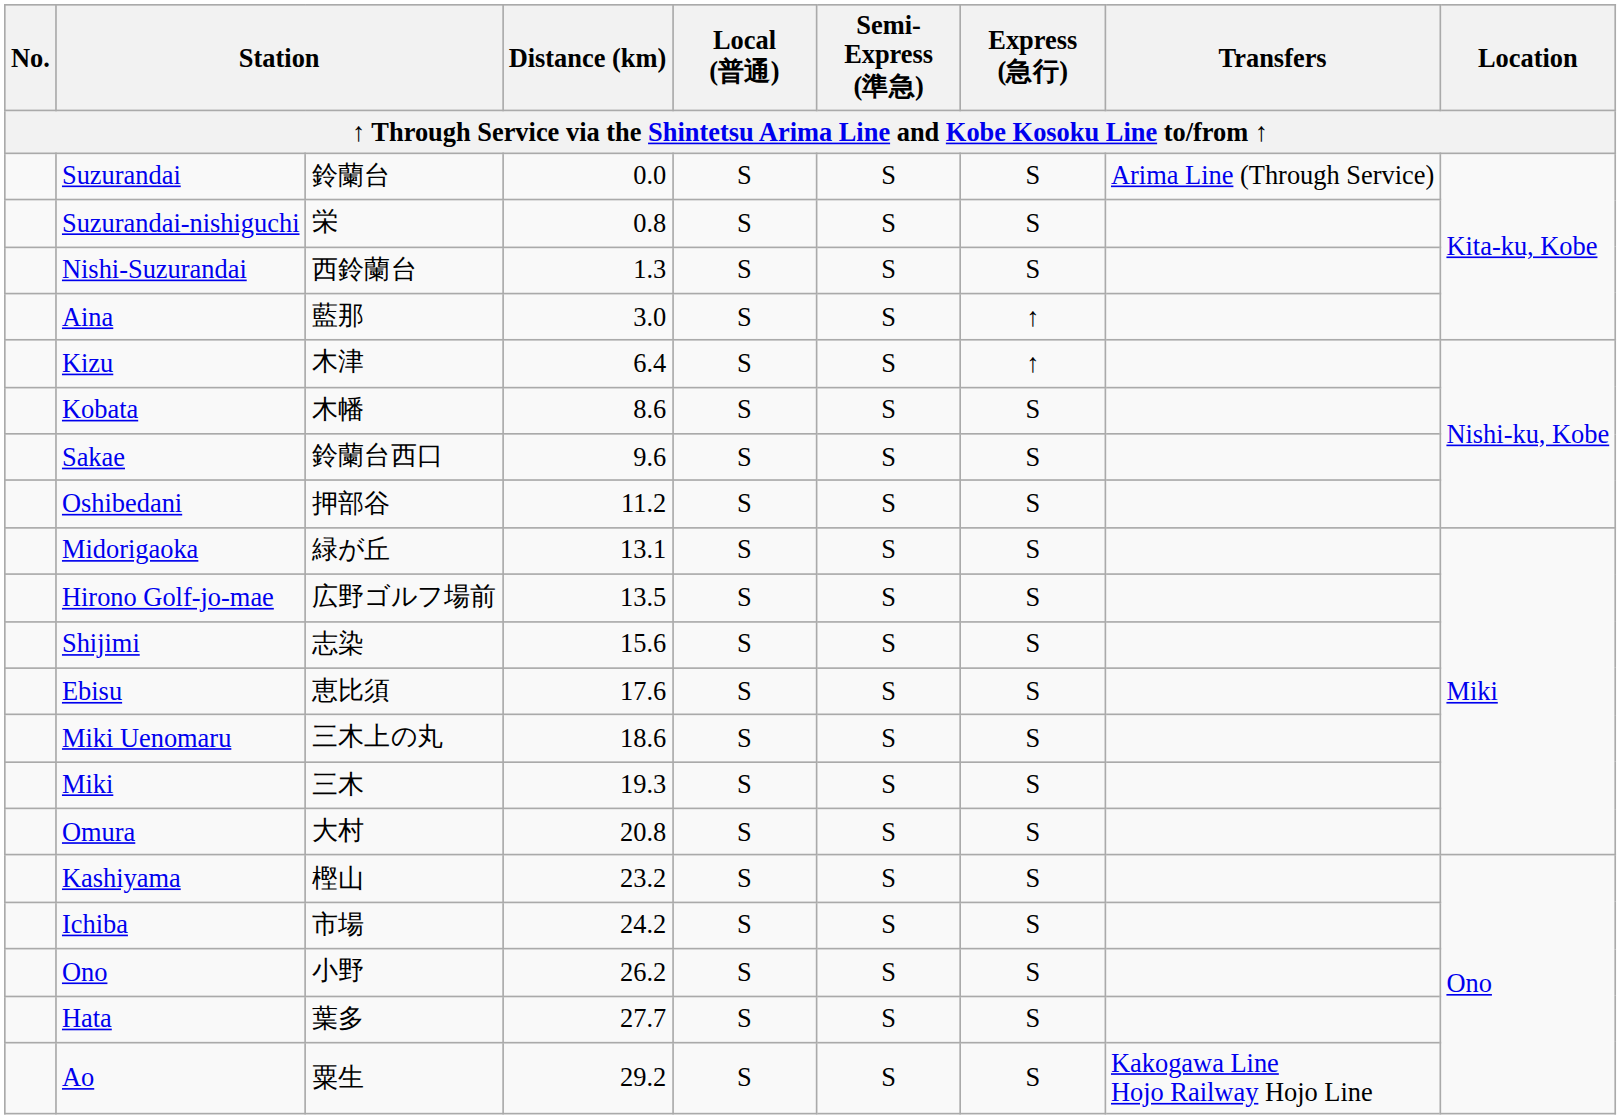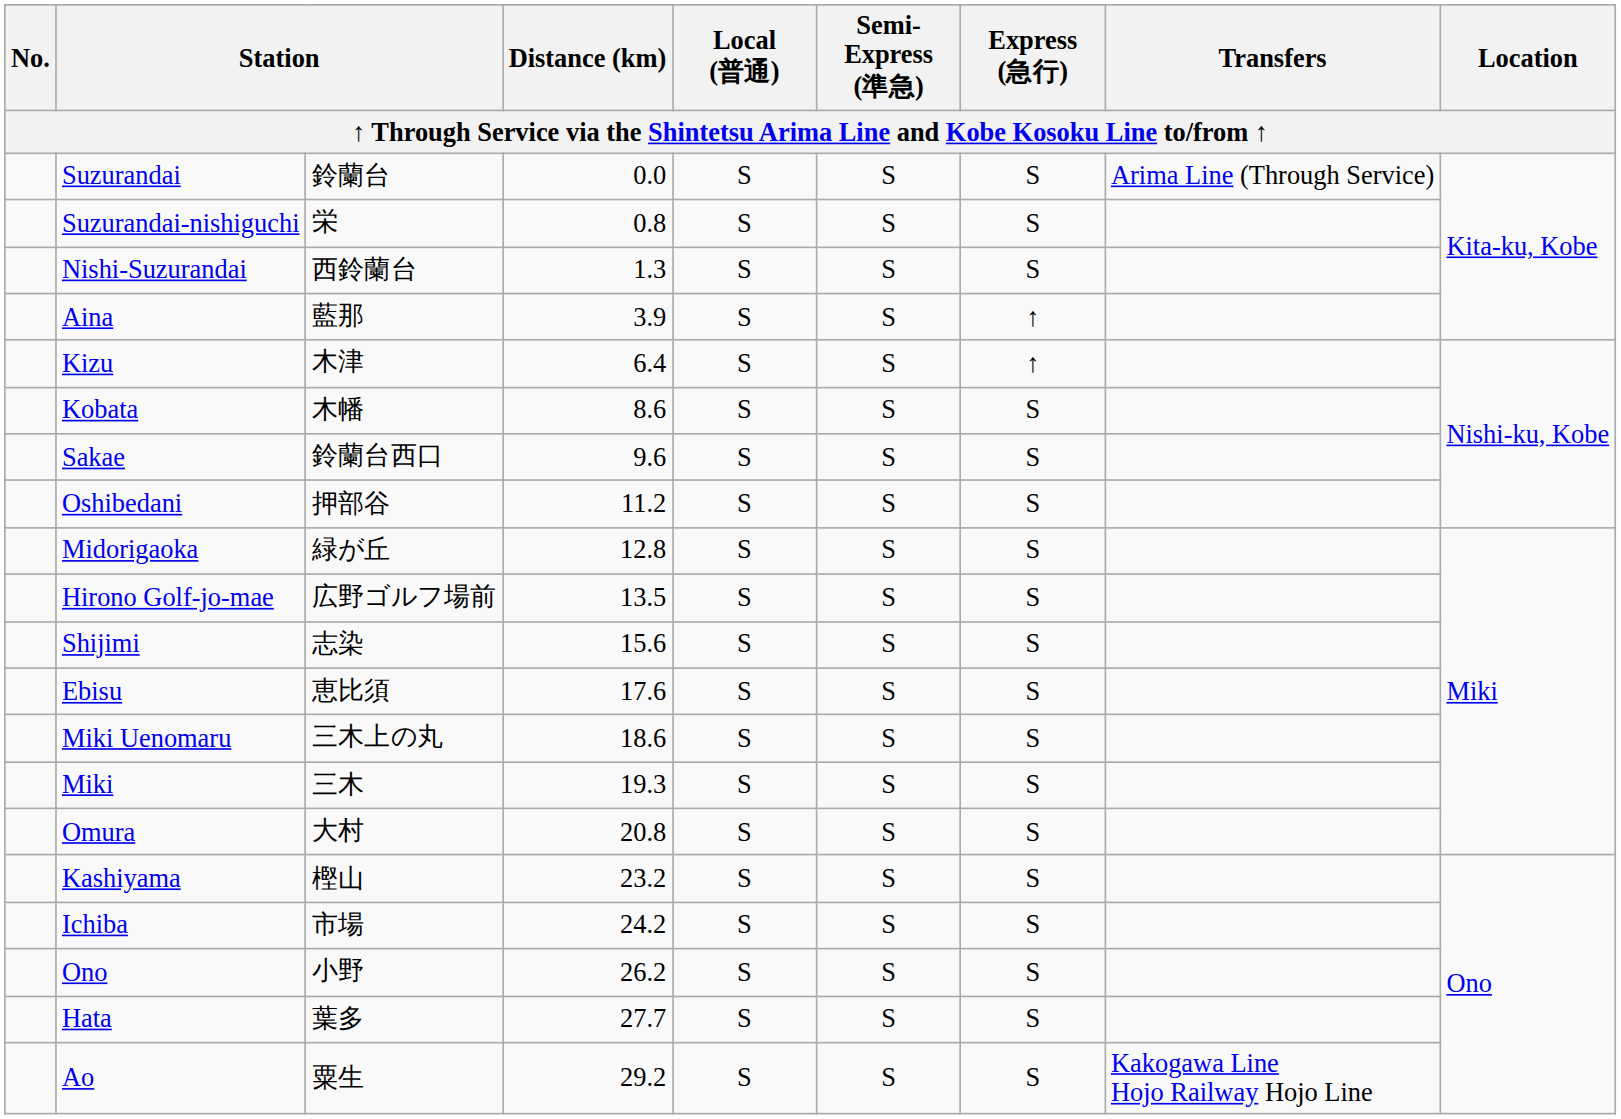(650, 316) 3.0 -> (650, 316) 3.9
(643, 550) 13.1 -> (643, 550) 12.8
